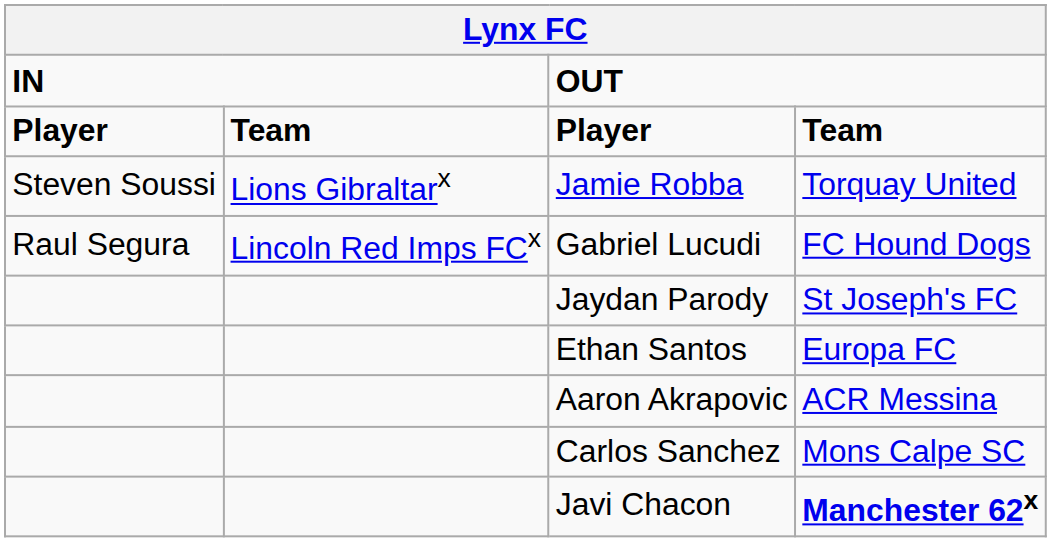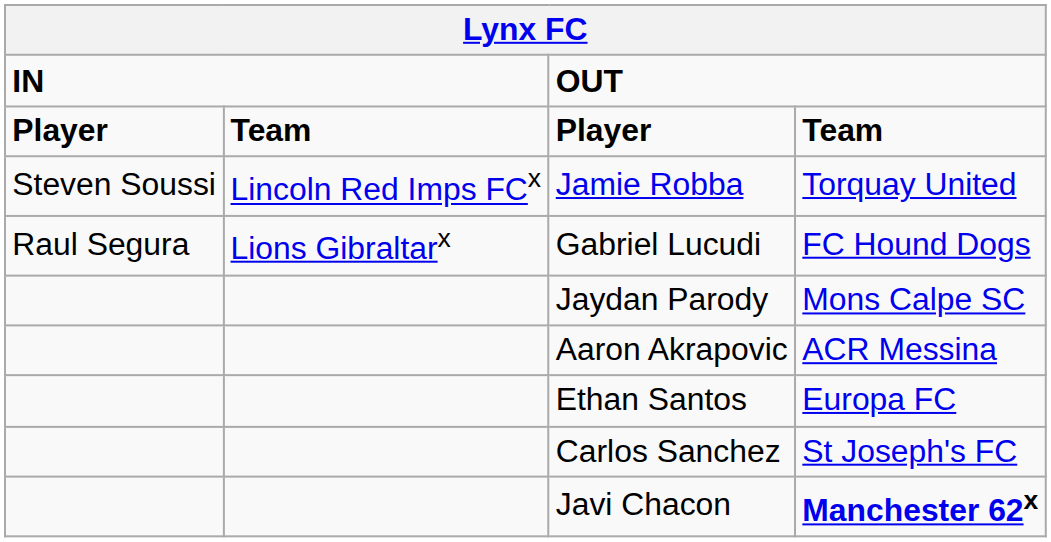(341, 185) Lions Gibraltarx -> (386, 185) Lincoln Red Imps FCx
(386, 244) Lincoln Red Imps FCx -> (341, 244) Lions Gibraltarx
(910, 299) St Joseph's FC -> (914, 299) Mons Calpe SC
rows swapped: (651, 349) <-> (672, 400)
(914, 450) Mons Calpe SC -> (910, 450) St Joseph's FC
